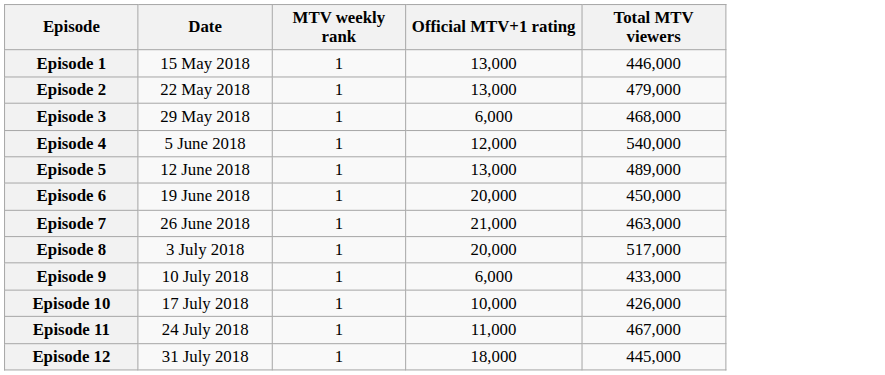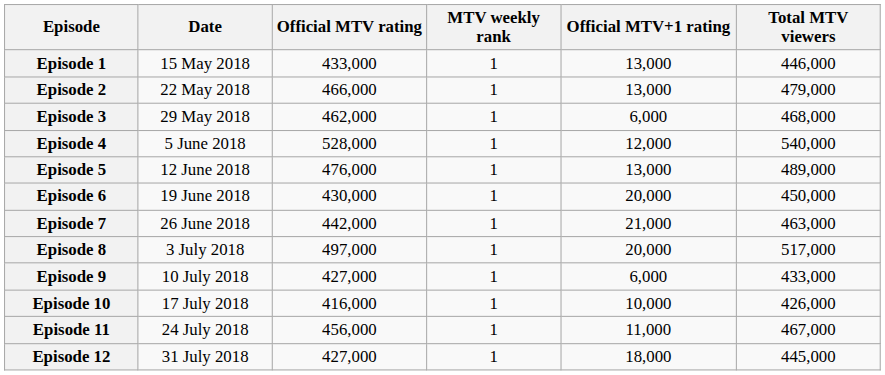+ column: (349, 27)
